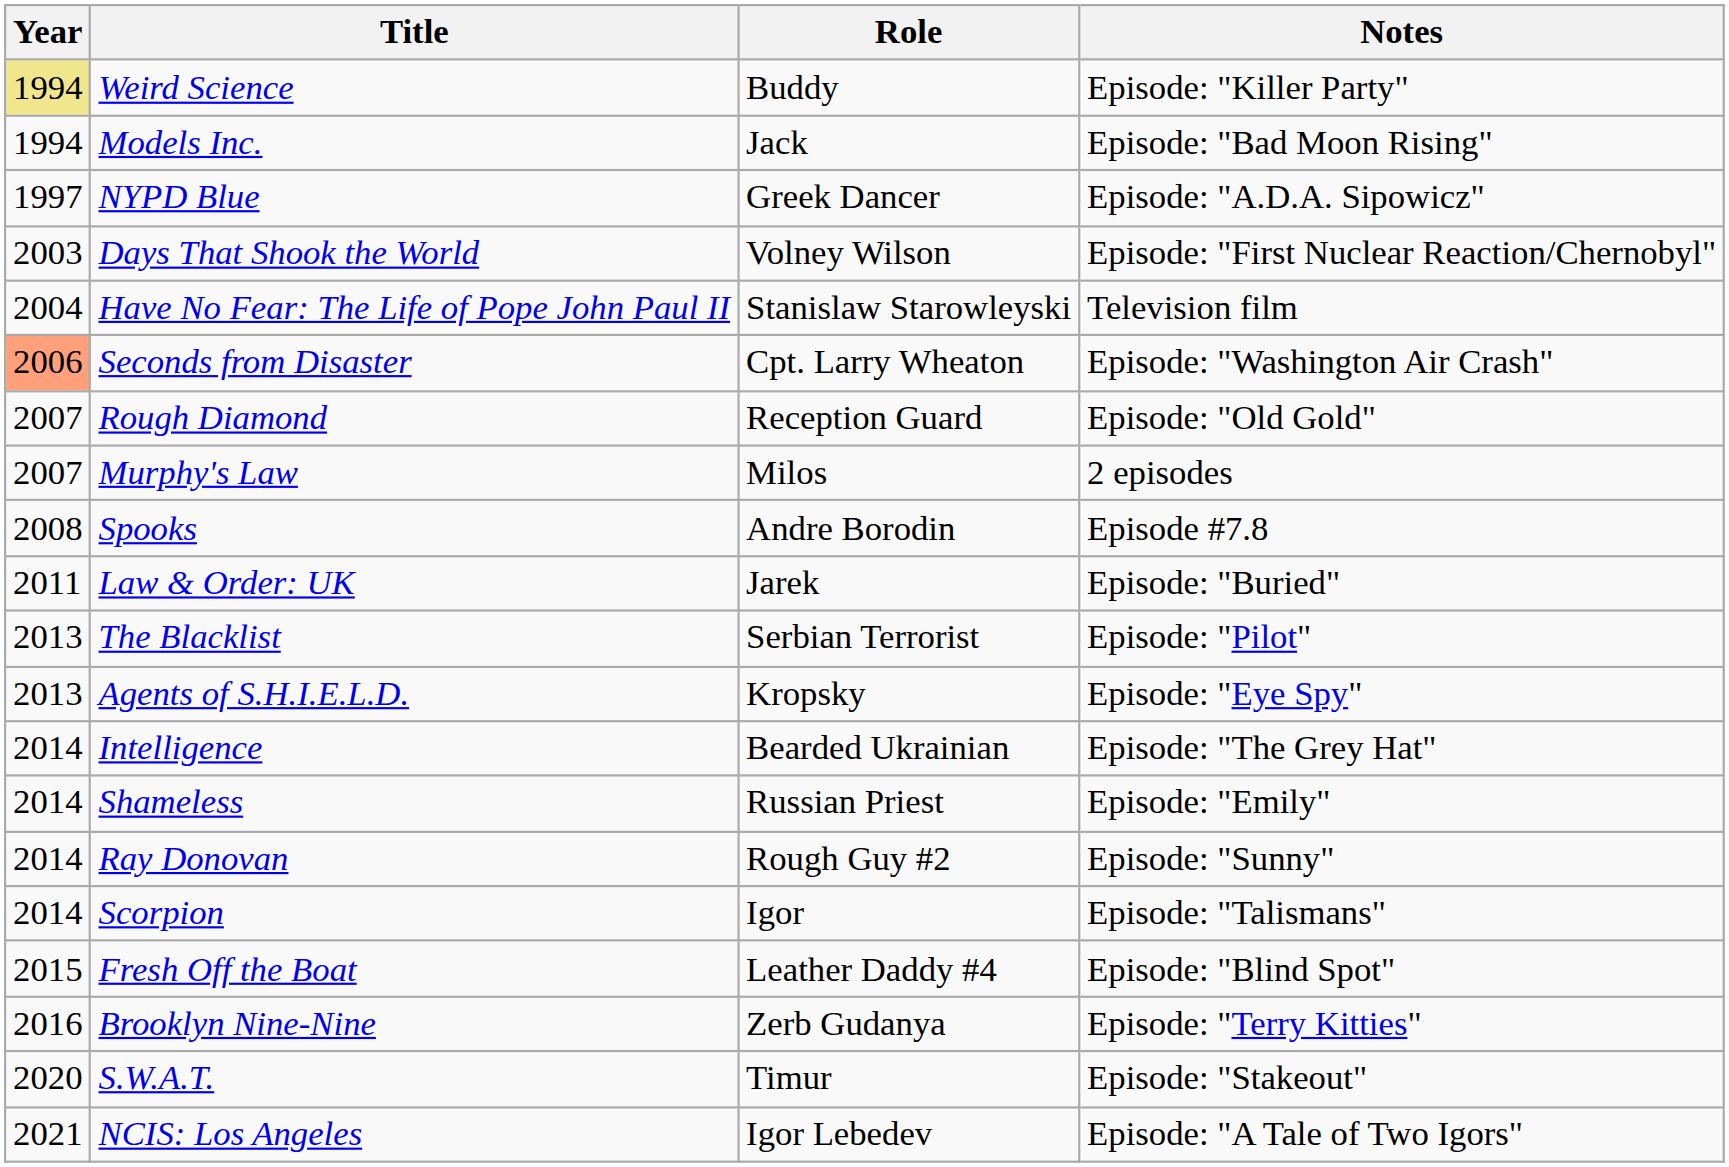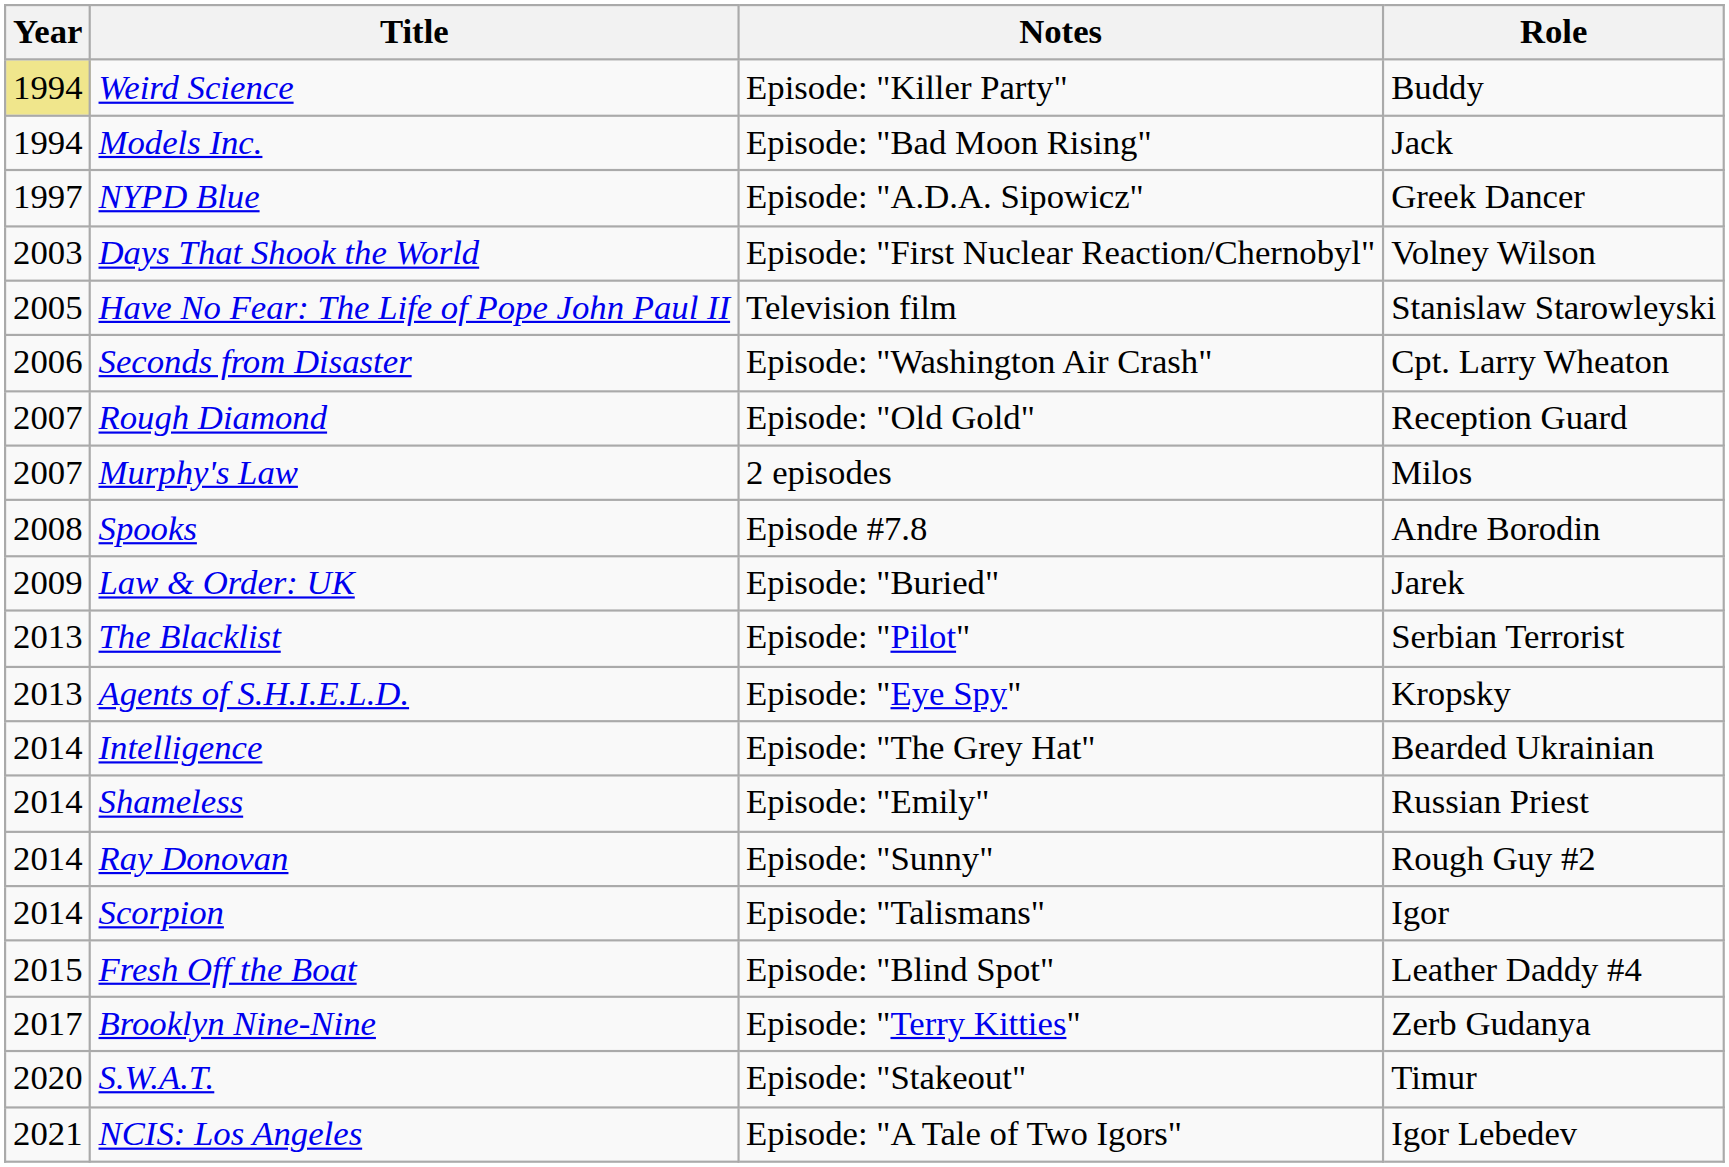columns swapped: (909, 32) <-> (1402, 32)
(48, 307) 2004 -> (48, 307) 2005
(48, 362) lightsalmon background -> (48, 362) no background
(47, 582) 2011 -> (48, 582) 2009
(48, 1023) 2016 -> (48, 1023) 2017
